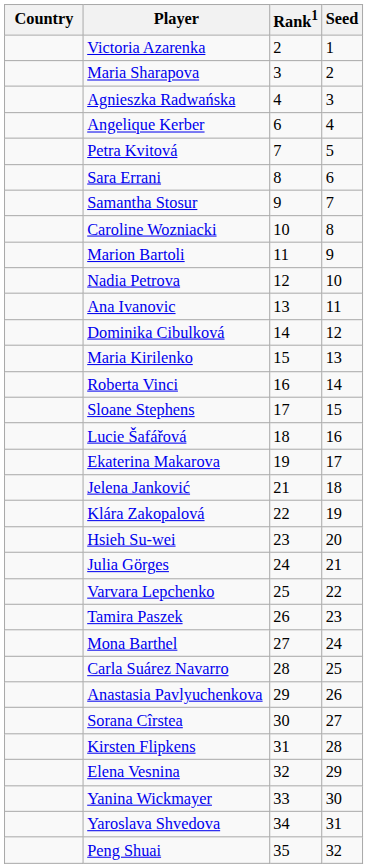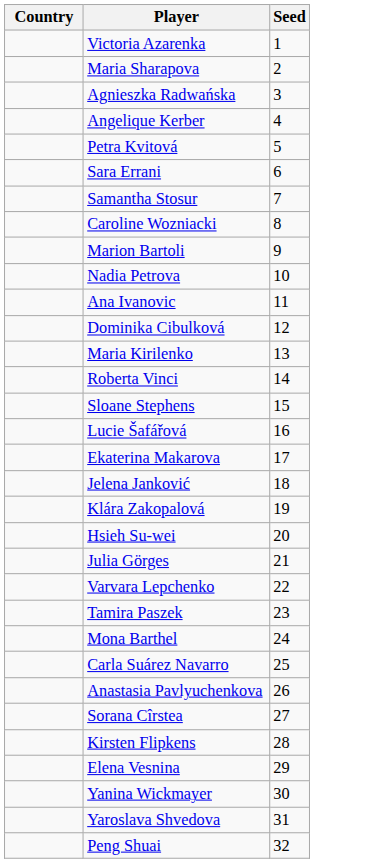- column: (296, 19)
